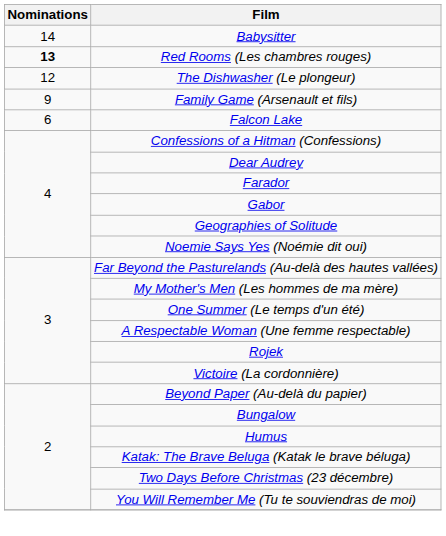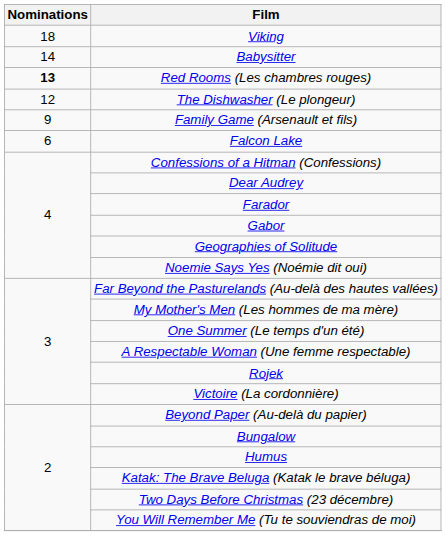+ row: (266, 36)
